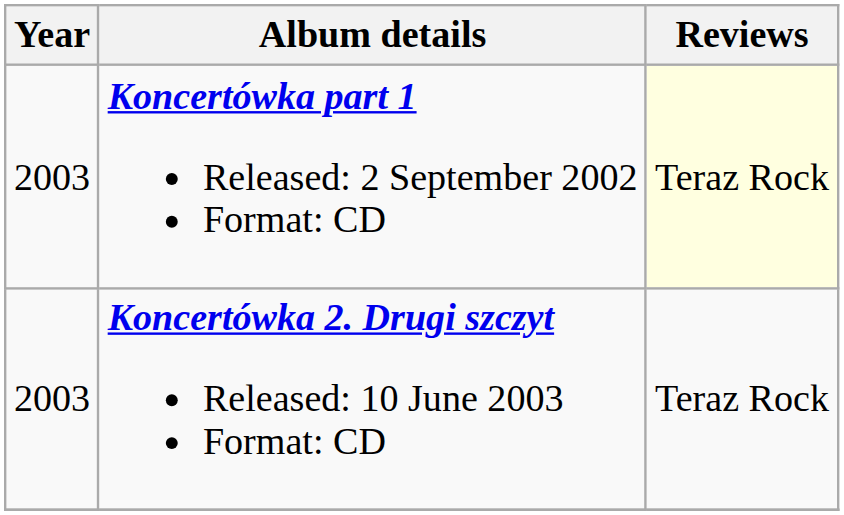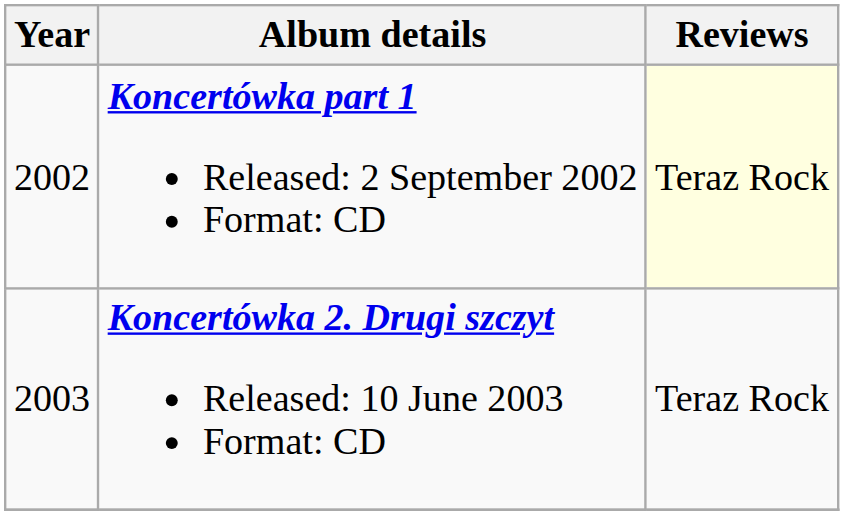(52, 176) 2003 -> (52, 176) 2002
